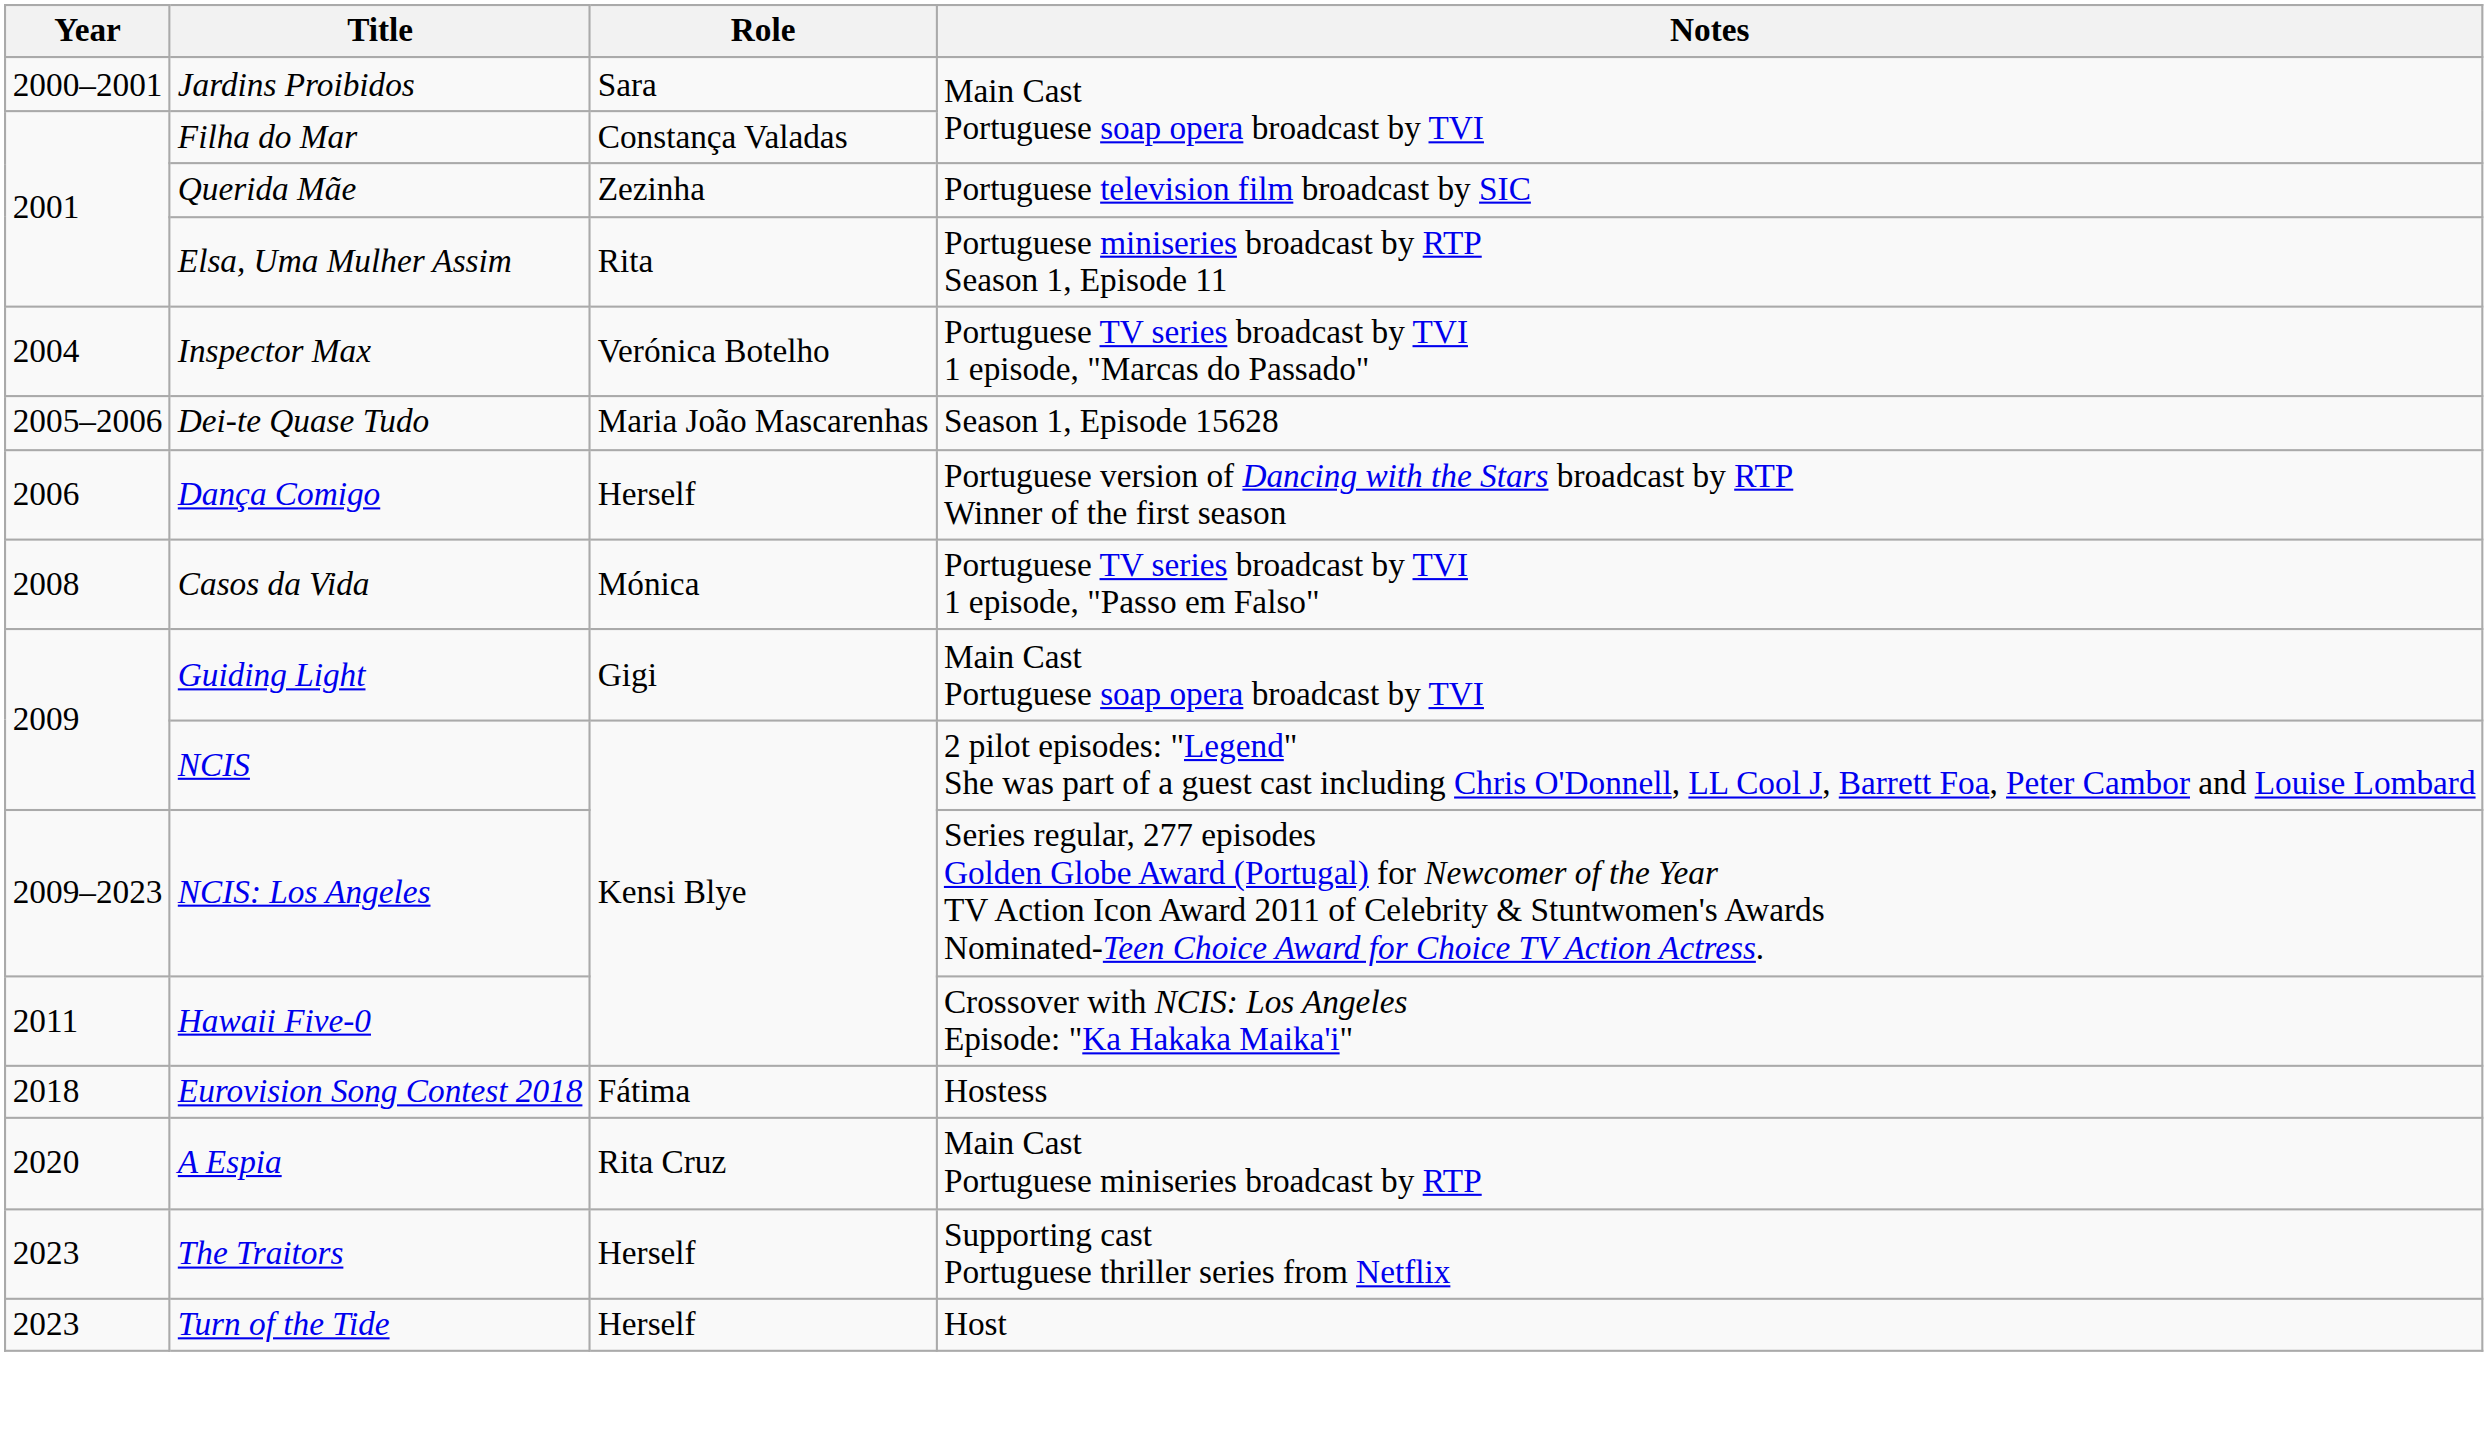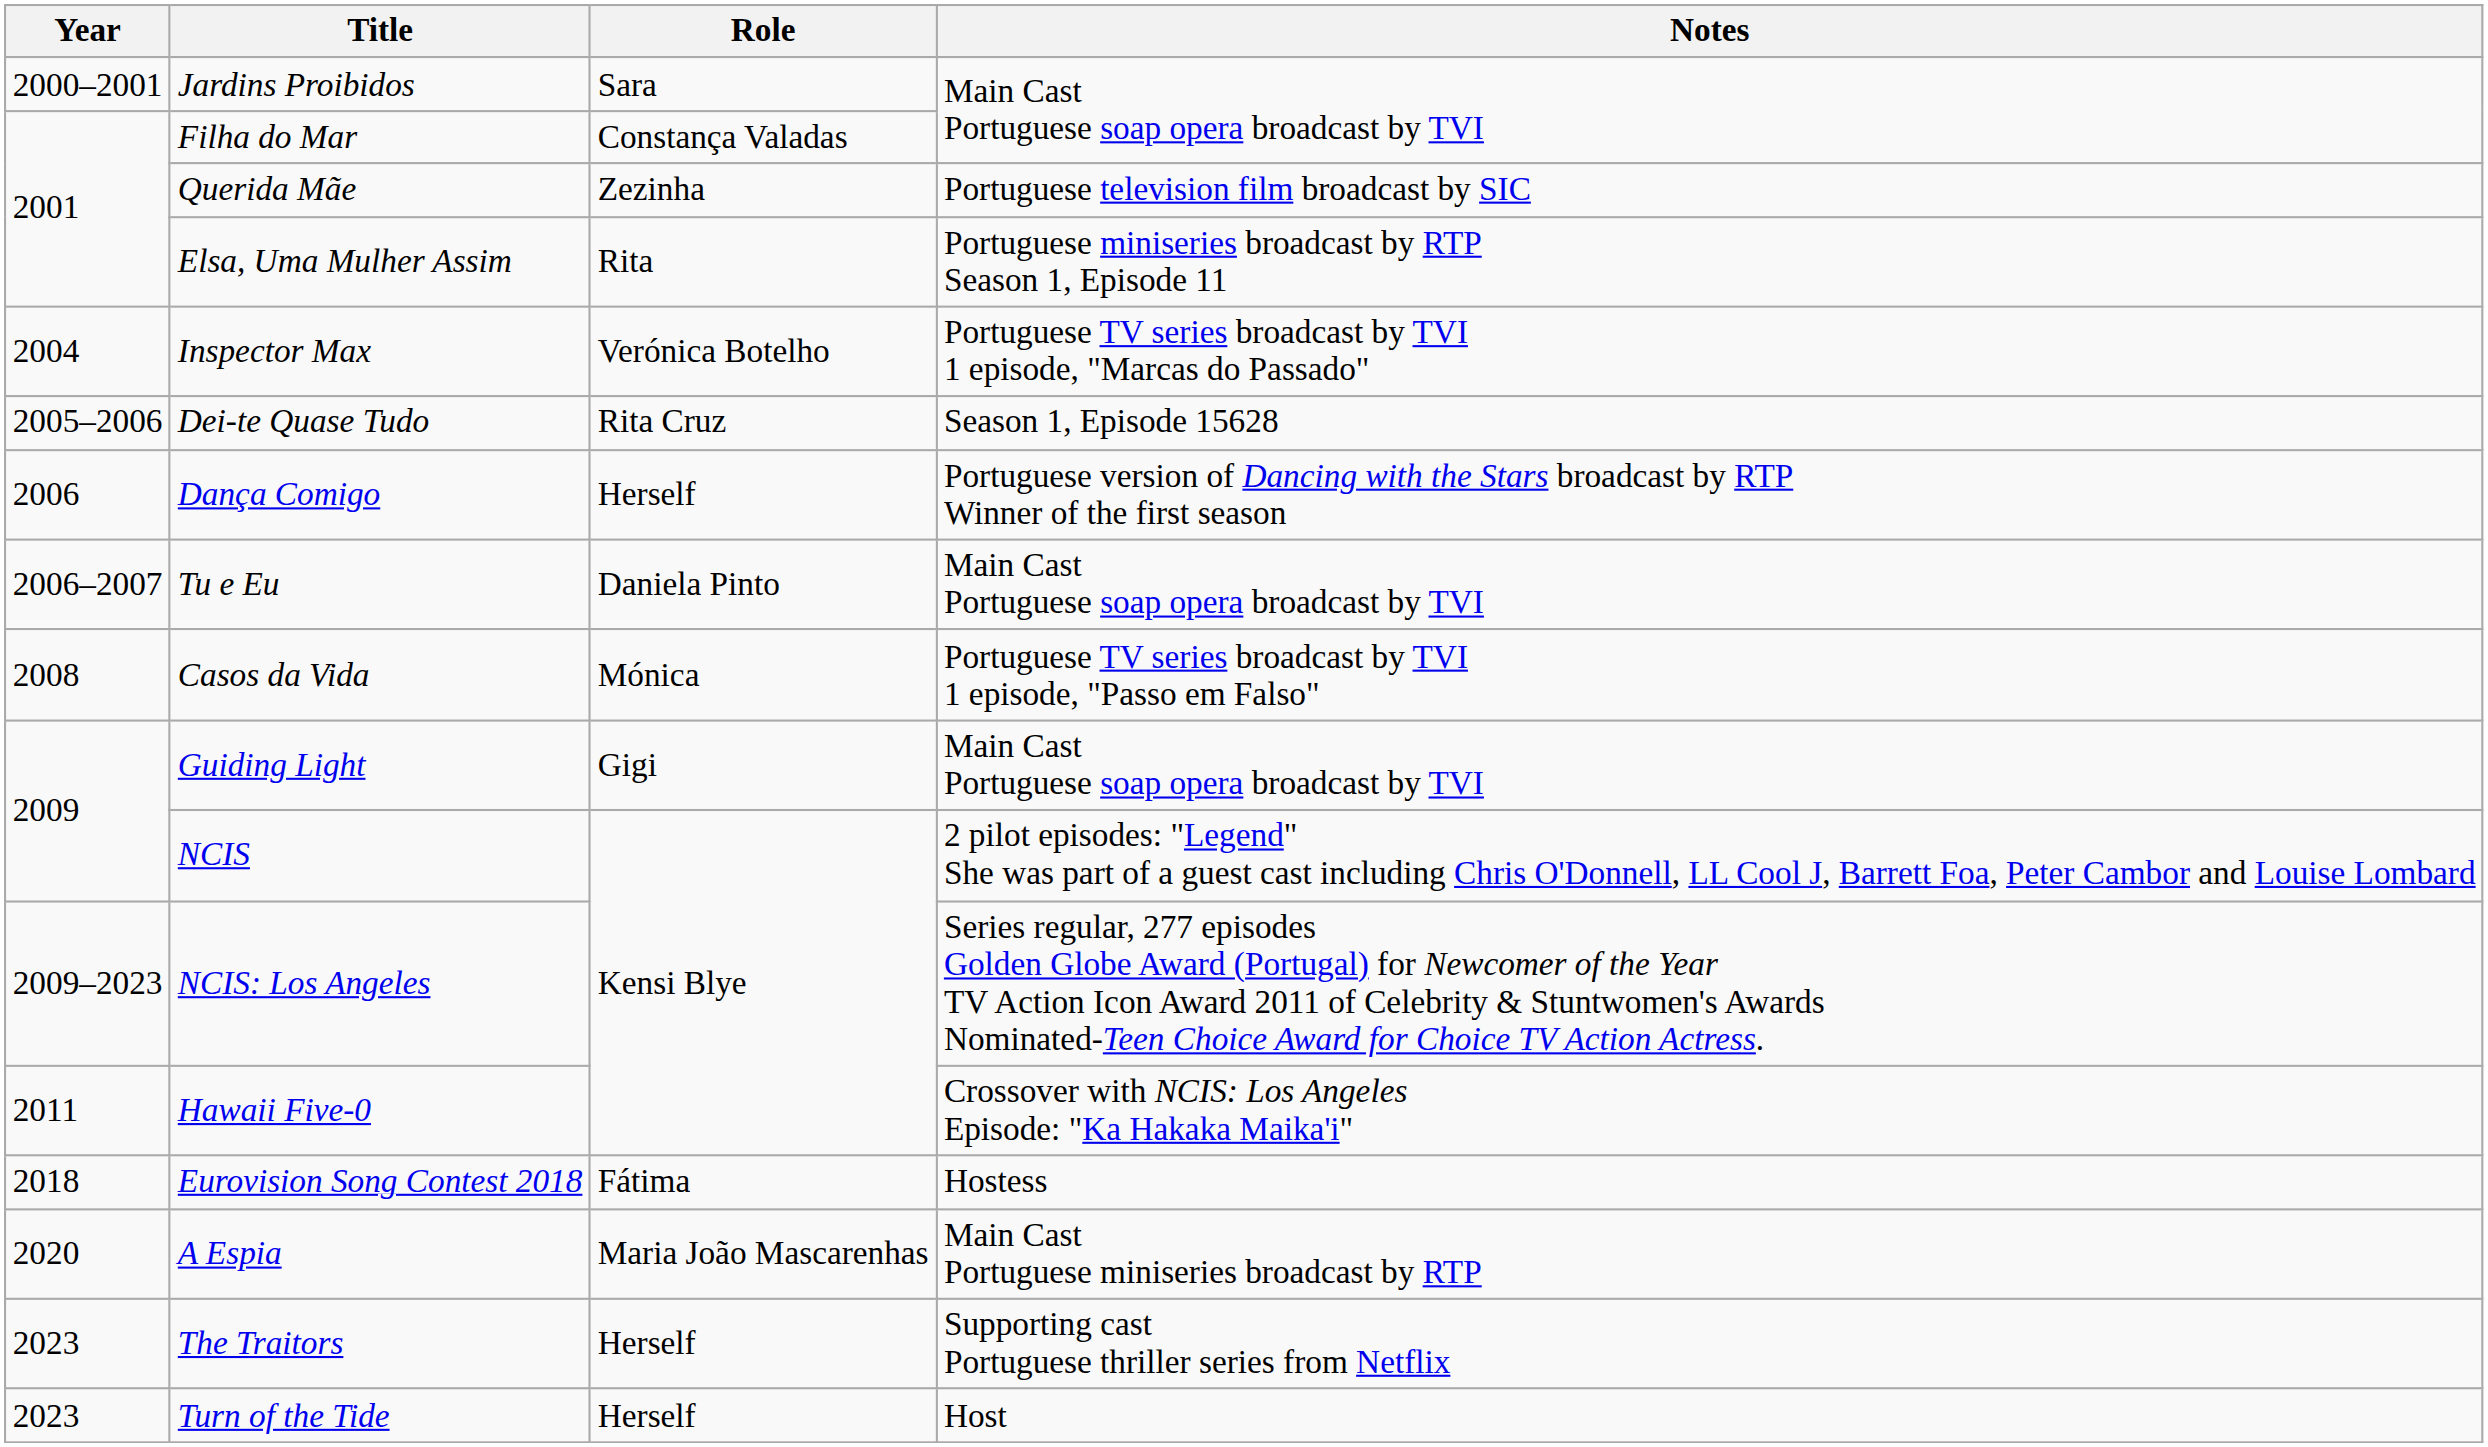(763, 422) Maria João Mascarenhas -> (662, 422) Rita Cruz
+ row: (229, 584)
(662, 1162) Rita Cruz -> (763, 1253) Maria João Mascarenhas
